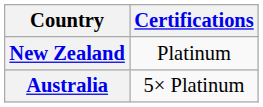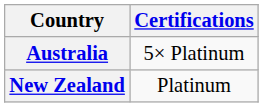rows swapped: (67, 85) <-> (67, 53)
